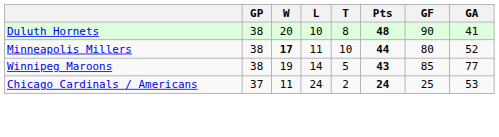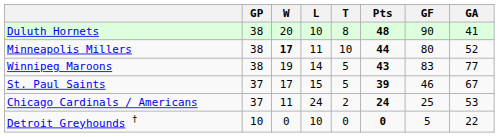(427, 67) 85 -> (427, 67) 83
+ row: (56, 85)
+ row: (72, 122)
